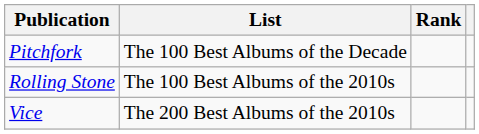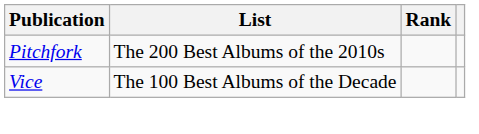(265, 50) The 100 Best Albums of the Decade -> (249, 50) The 200 Best Albums of the 2010s
- row: (62, 81)
(259, 112) The 200 Best Albums of the 2010s -> (255, 81) The 100 Best Albums of the Decade
